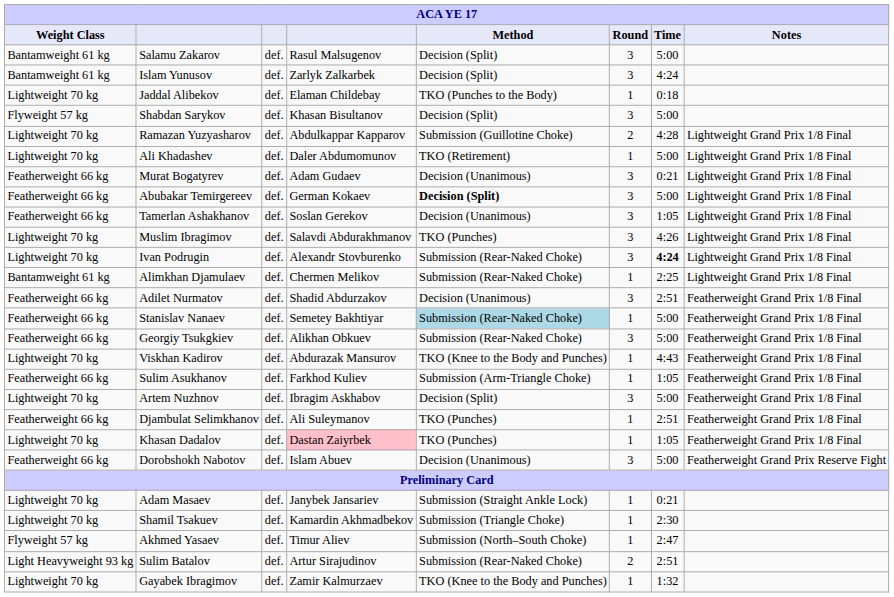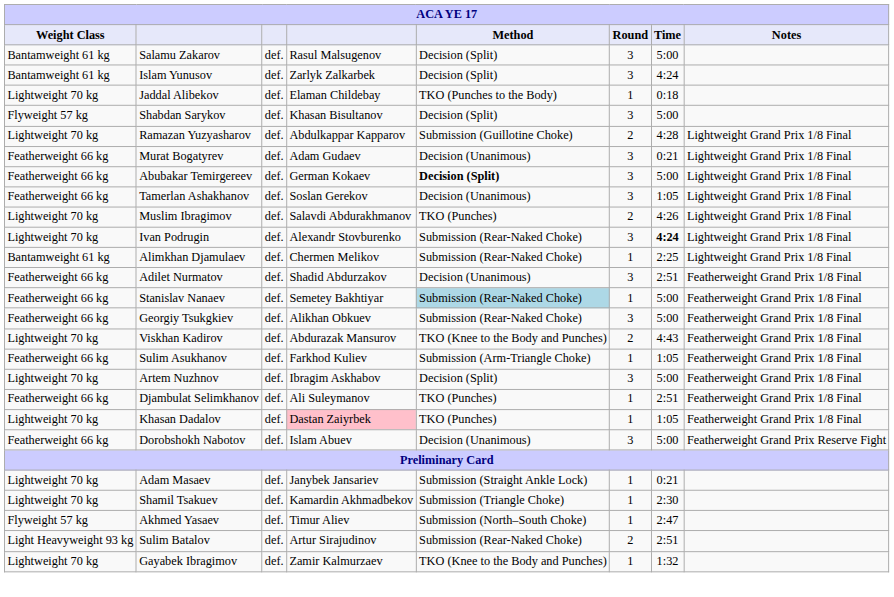- row: (176, 156)
(630, 237) 3 -> (630, 216) 2
(630, 358) 1 -> (630, 338) 2
